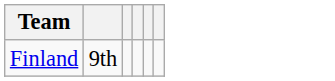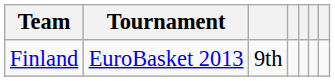+ column: (166, 22)
